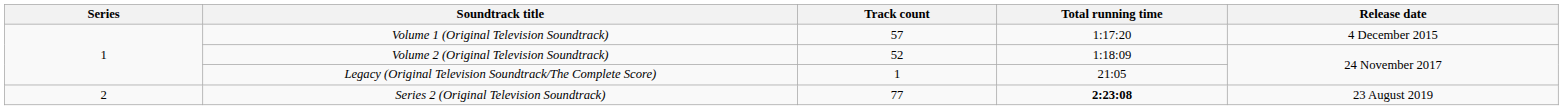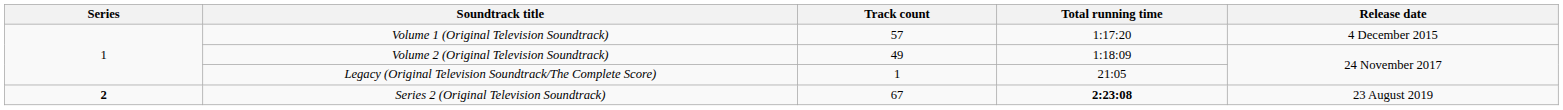(897, 54) 52 -> (897, 54) 49
(104, 94) normal -> (104, 94) bold
(897, 94) 77 -> (897, 94) 67
